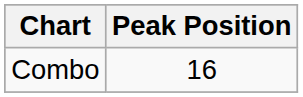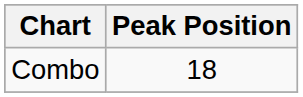(202, 69) 16 -> (202, 69) 18
